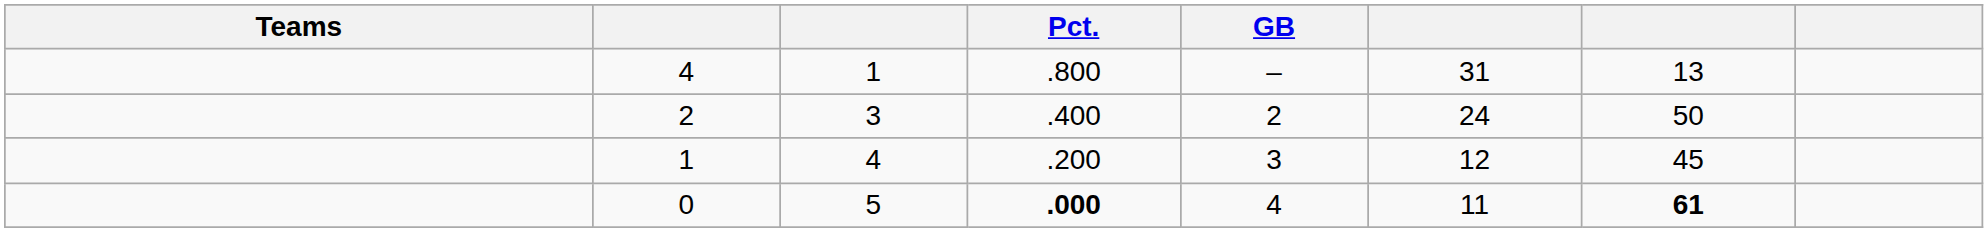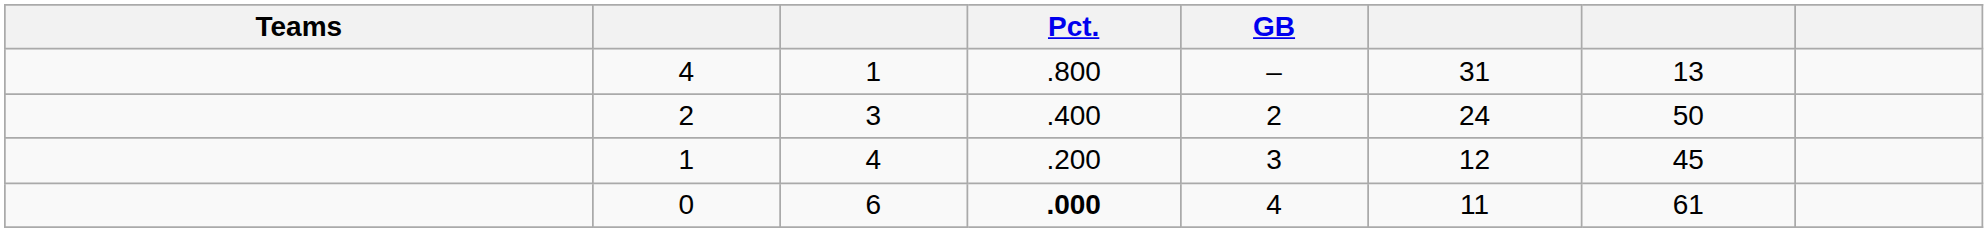(873, 204) 5 -> (873, 204) 6
(1688, 204) bold -> (1688, 204) normal
